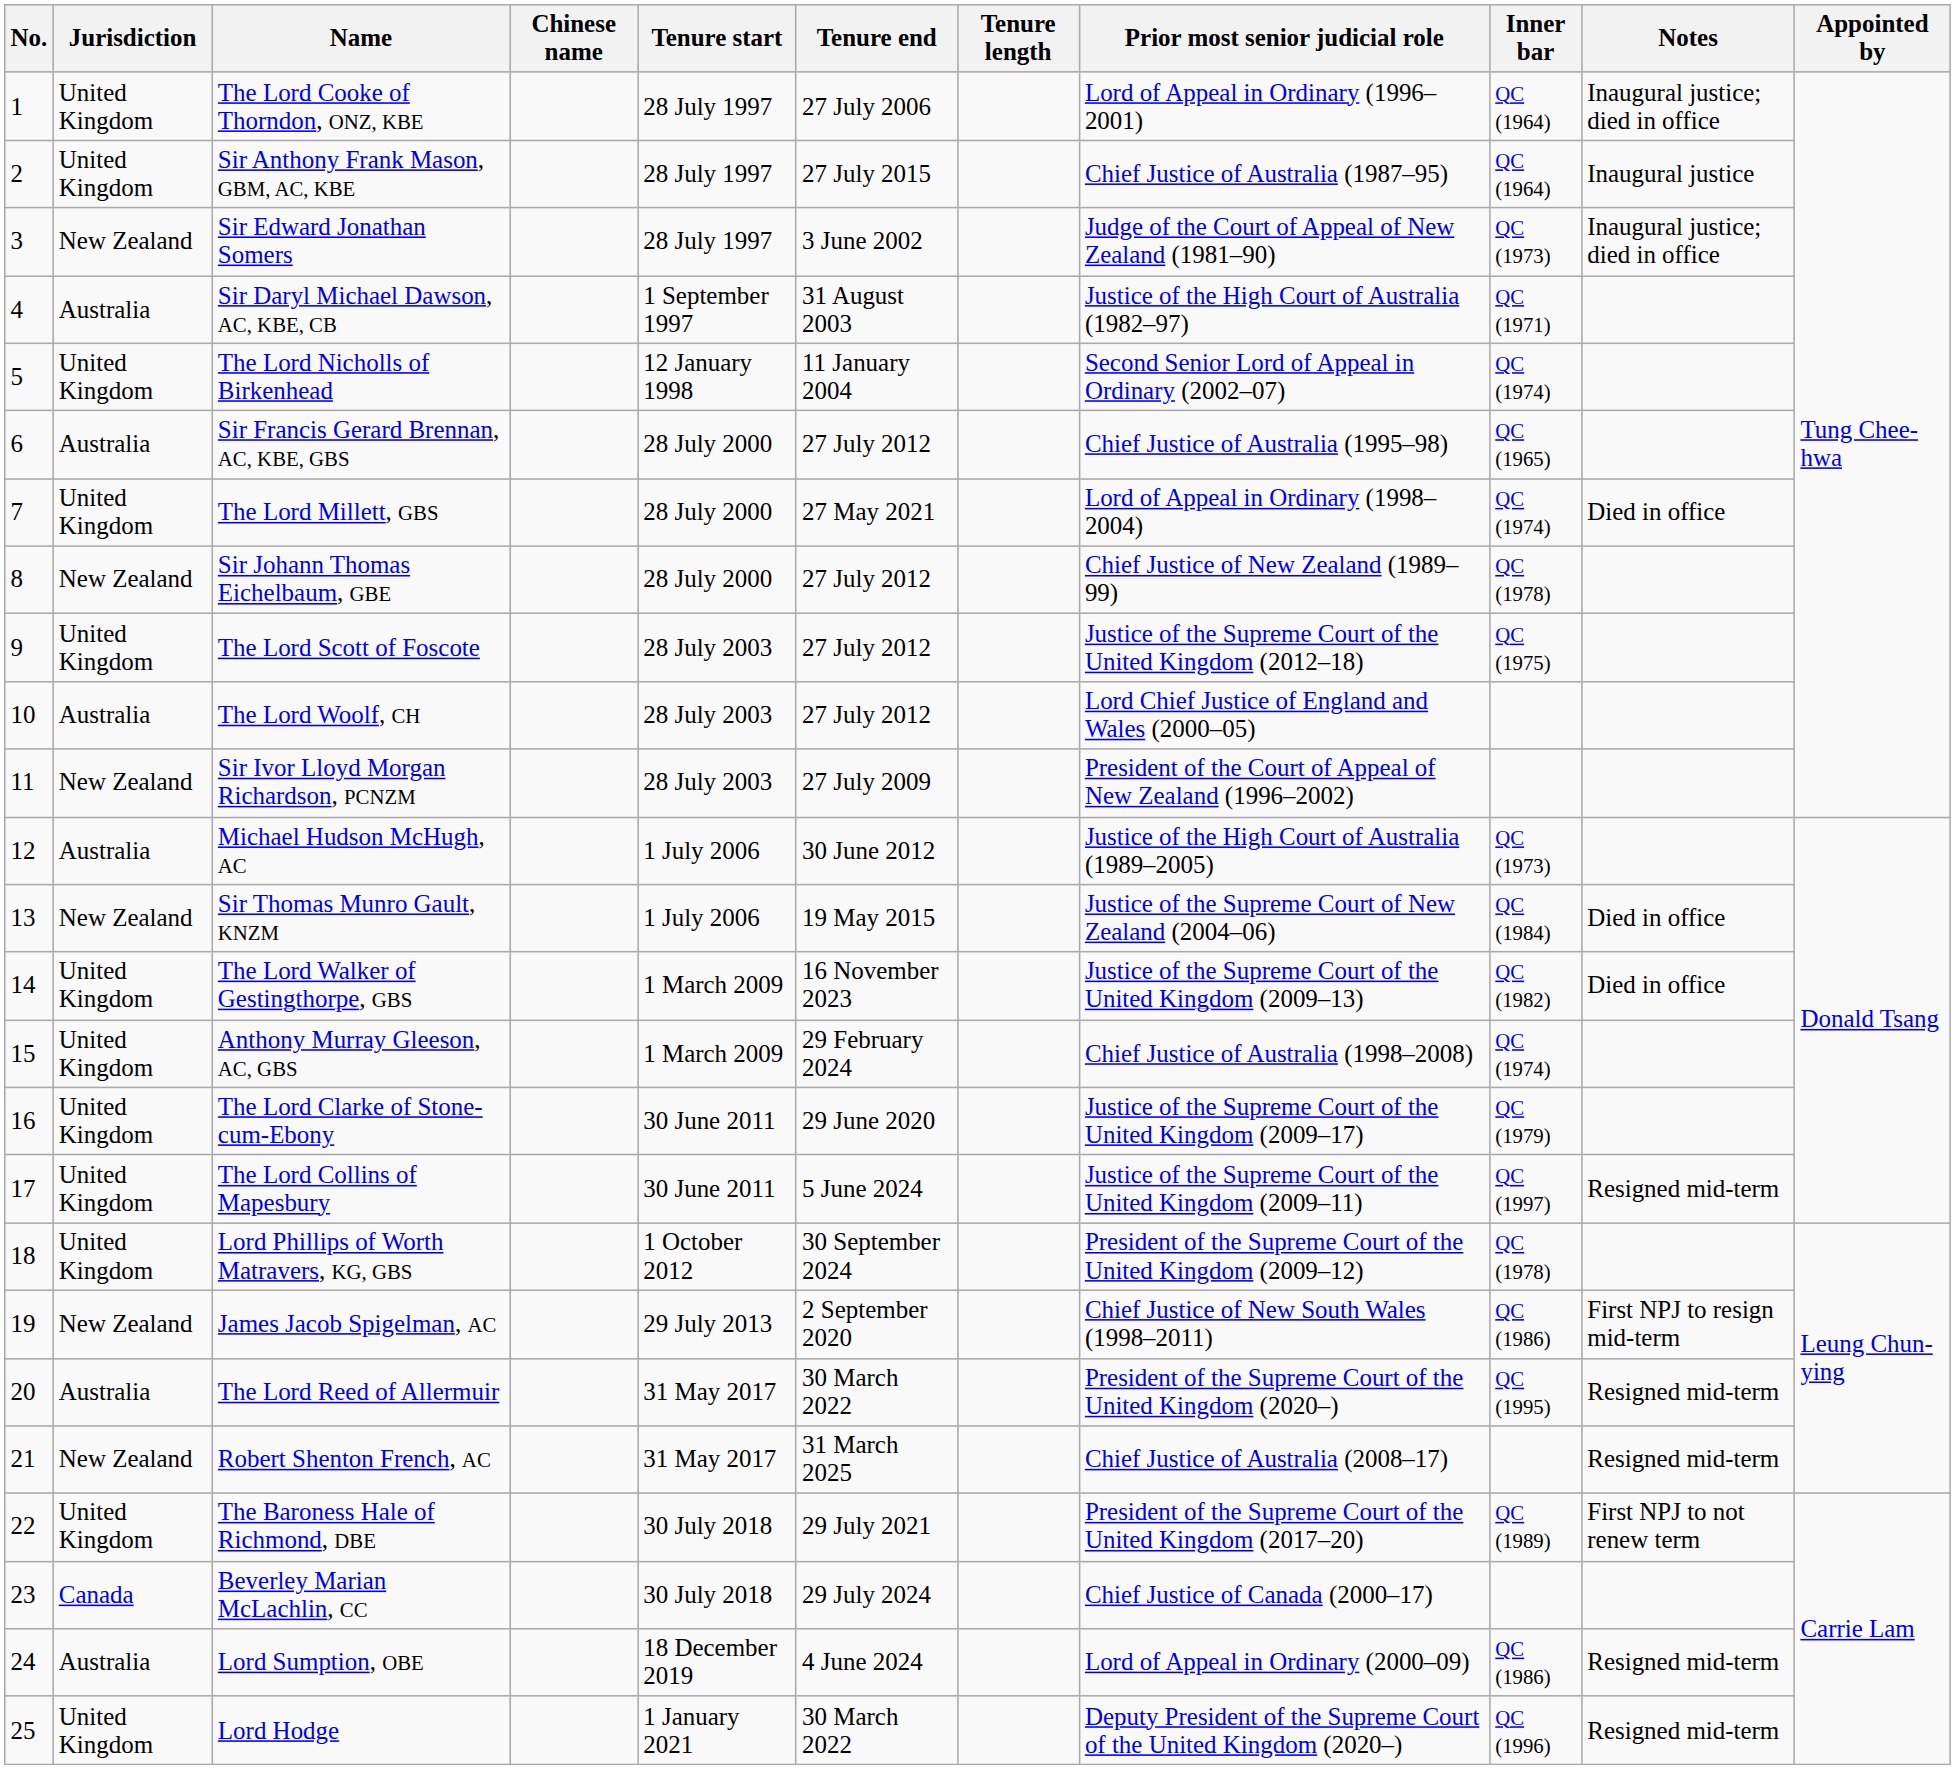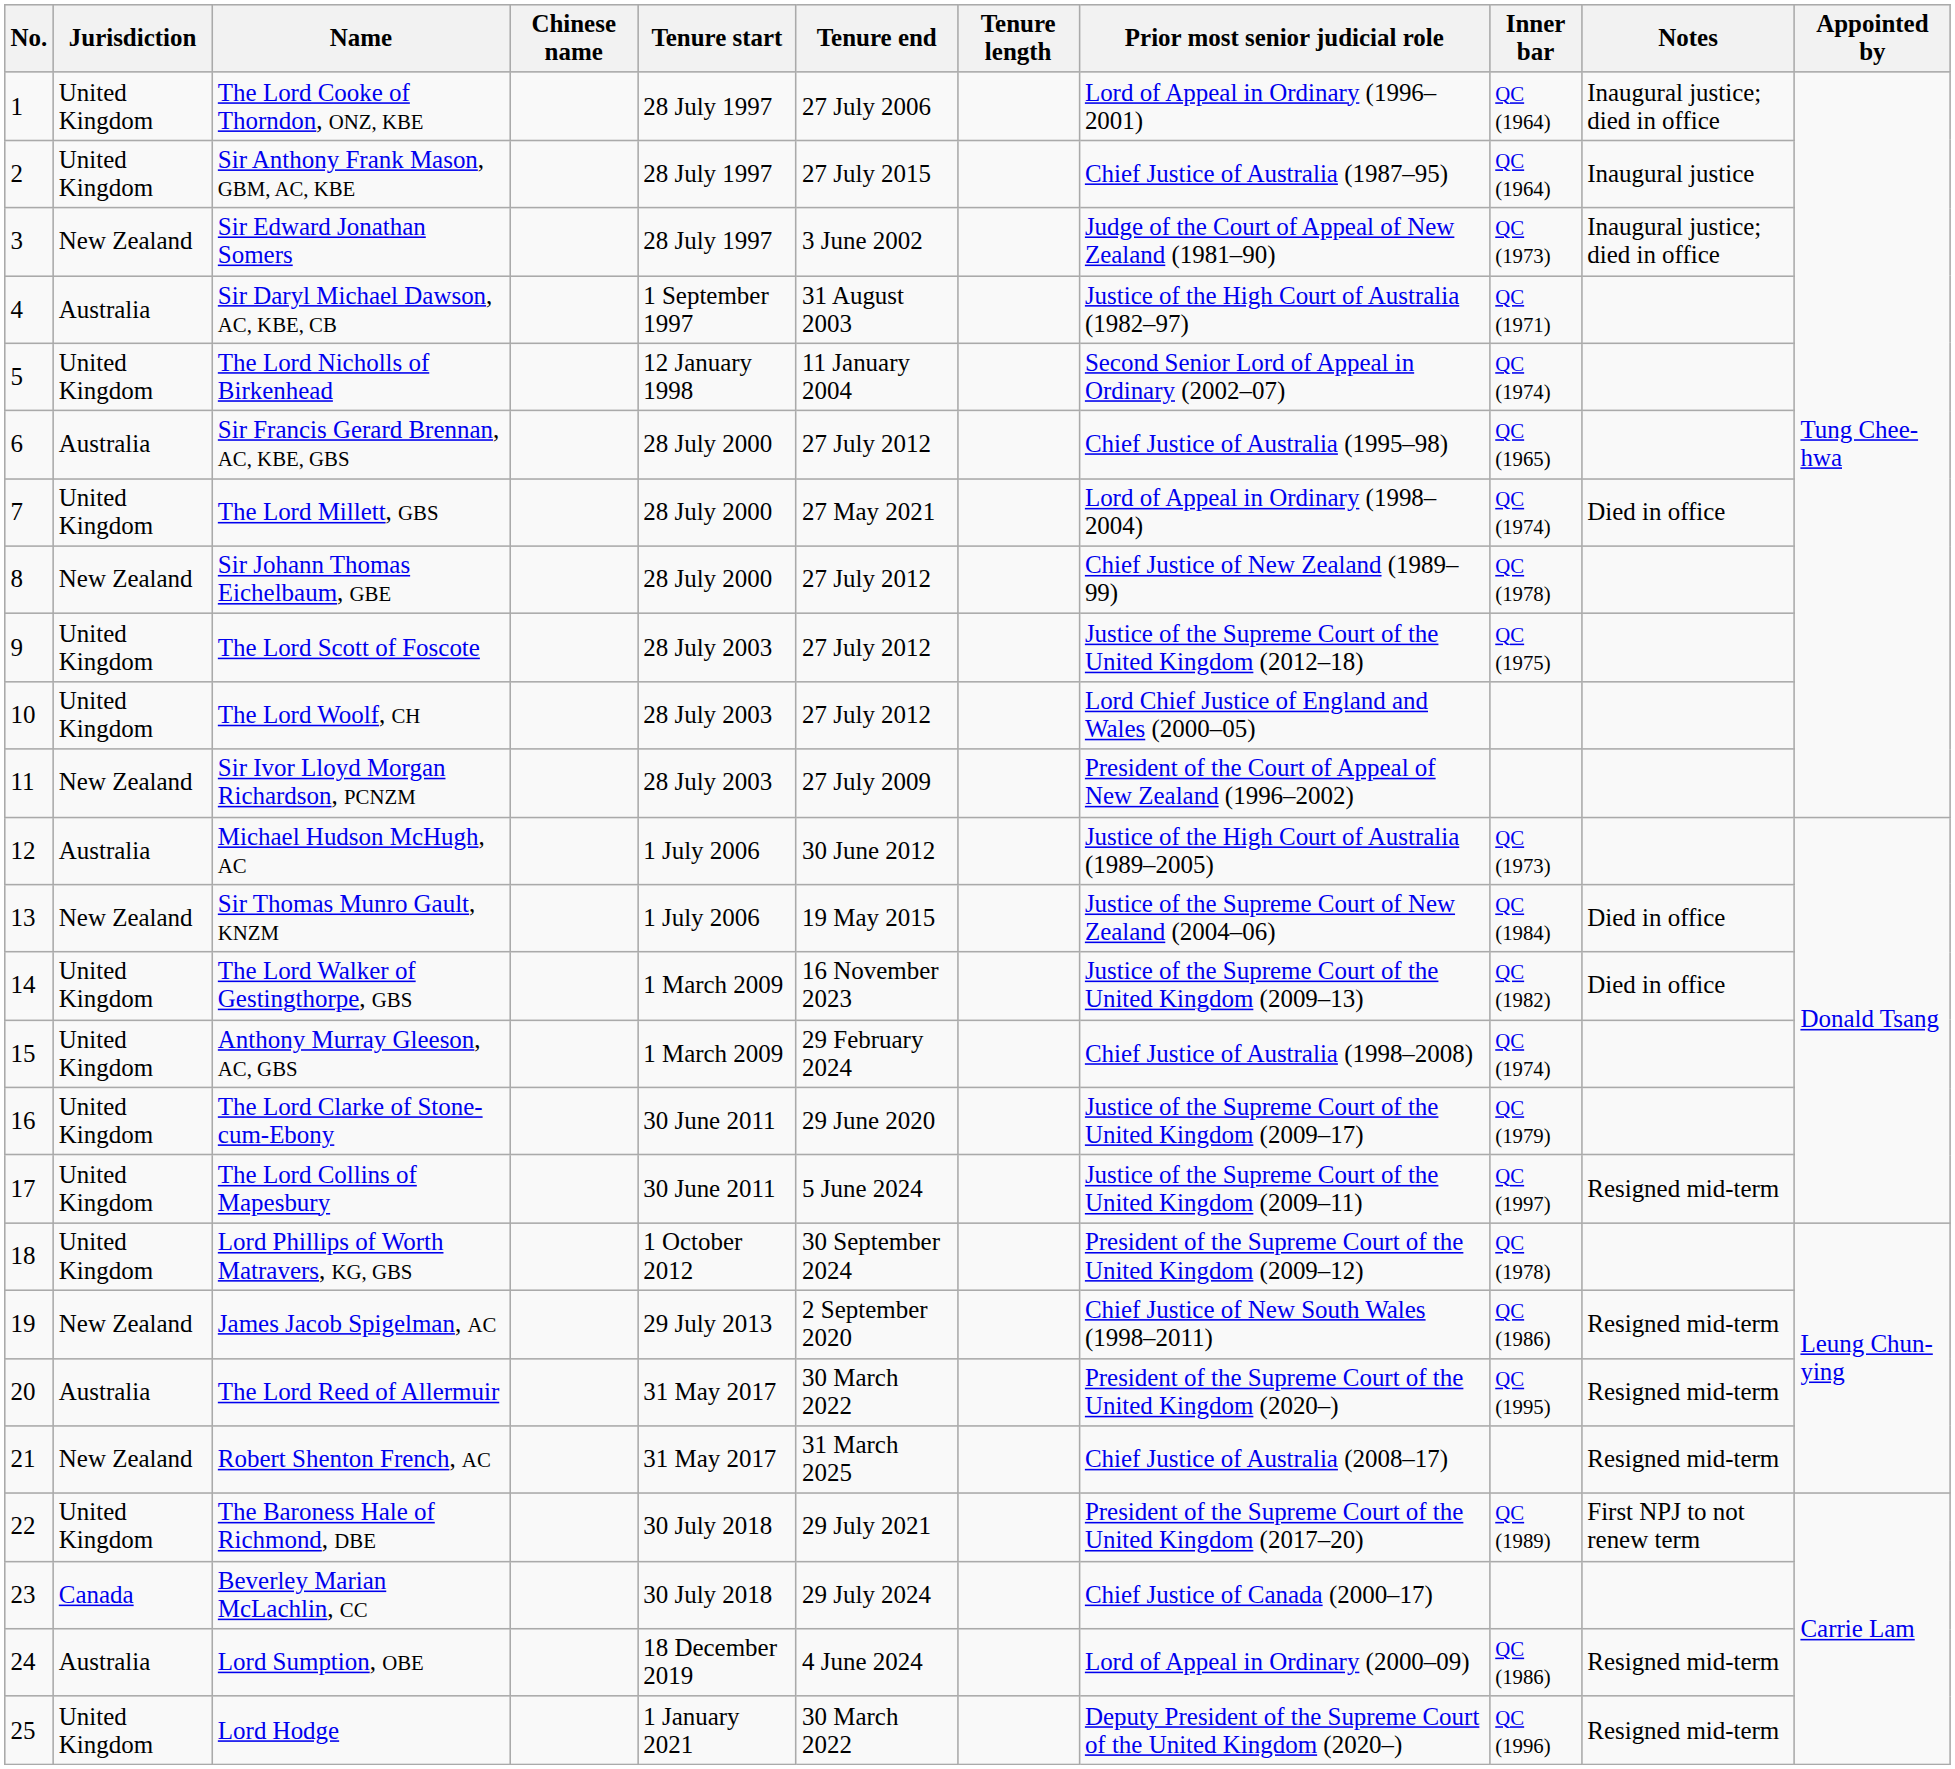(105, 714) Australia -> (106, 714) United Kingdom
(1681, 1323) First NPJ to resign mid-term -> (1683, 1323) Resigned mid-term
